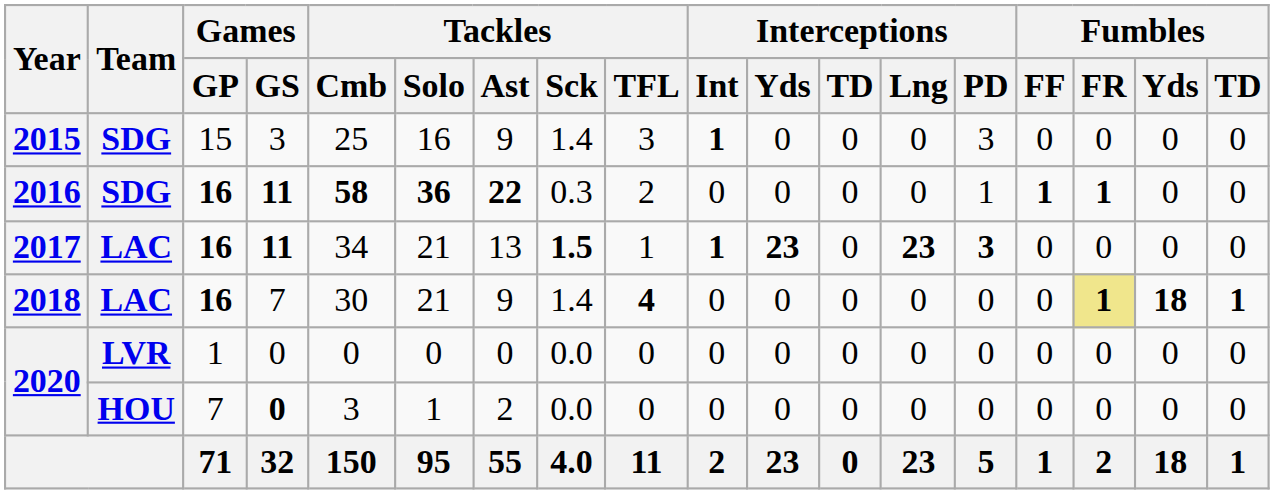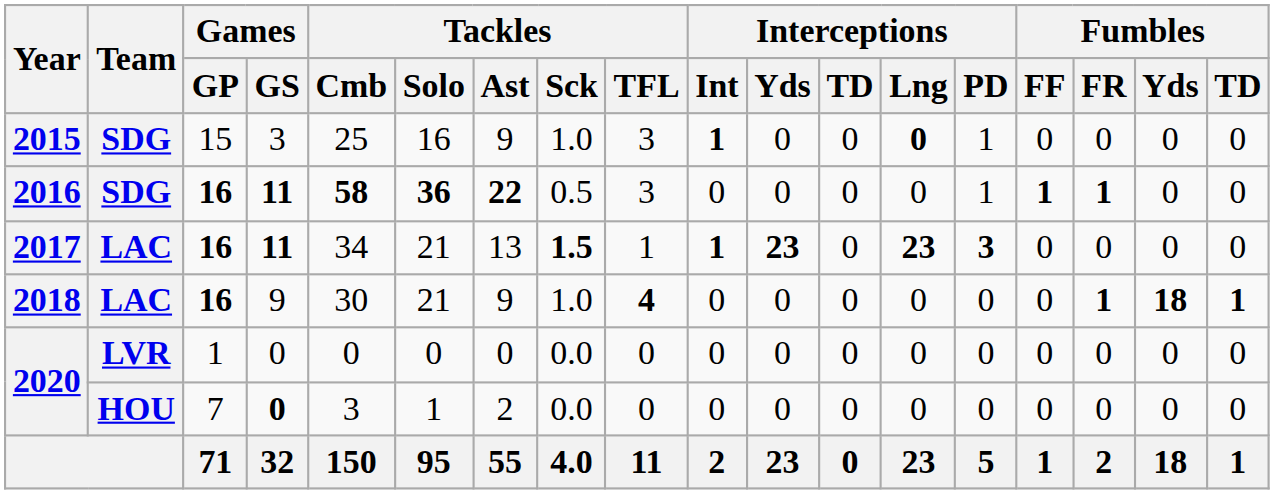(572, 138) 1.4 -> (572, 138) 1.0
(918, 138) normal -> (918, 138) bold
(986, 138) 3 -> (986, 138) 1
(572, 192) 0.3 -> (572, 192) 0.5
(647, 192) 2 -> (647, 192) 3
(277, 300) 7 -> (277, 300) 9
(572, 300) 1.4 -> (572, 300) 1.0
(1104, 300) khaki background -> (1104, 300) no background
